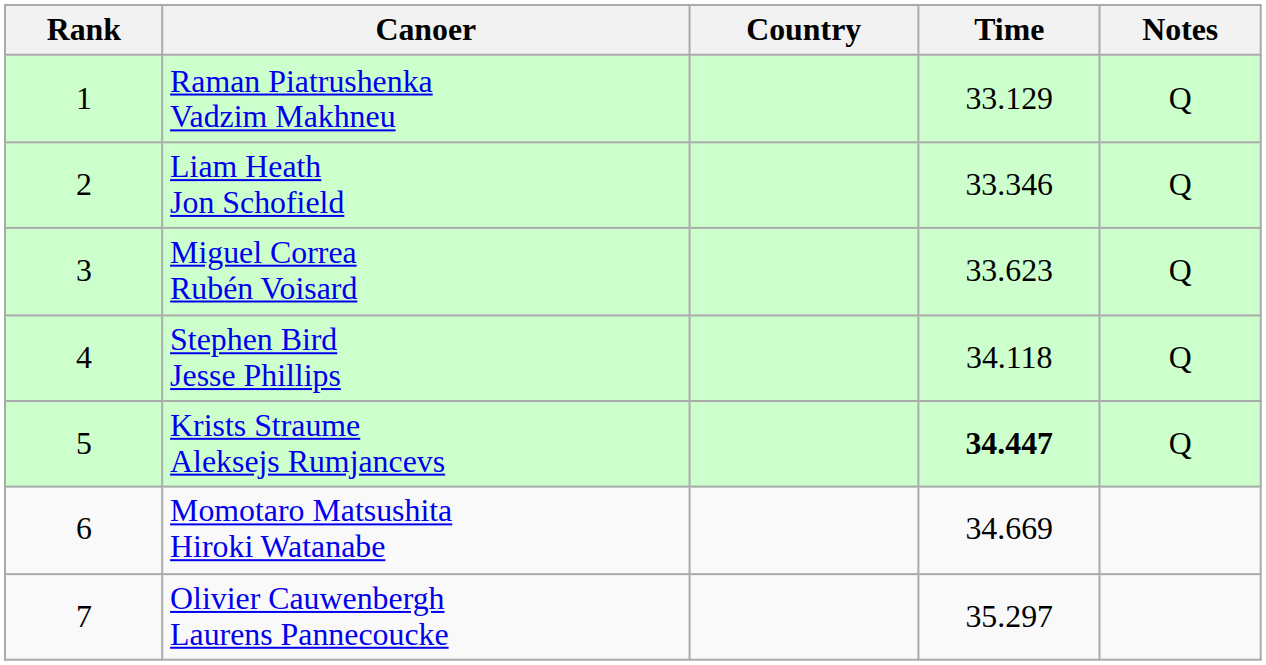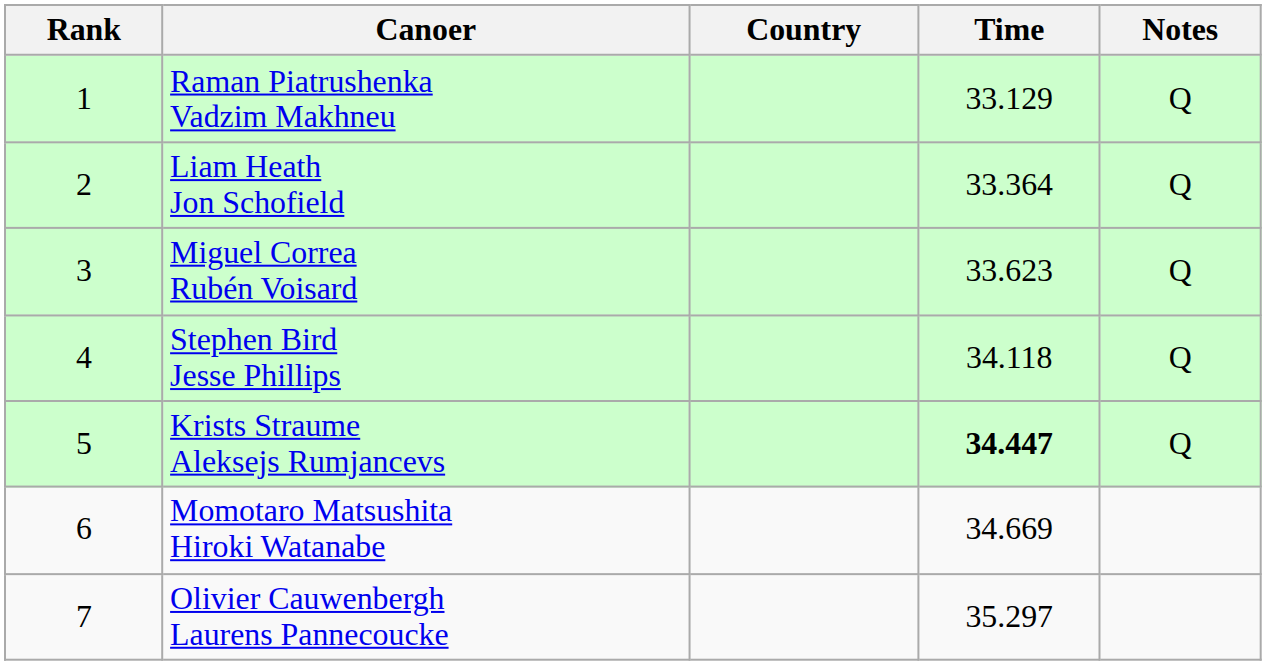(1009, 184) 33.346 -> (1009, 184) 33.364
